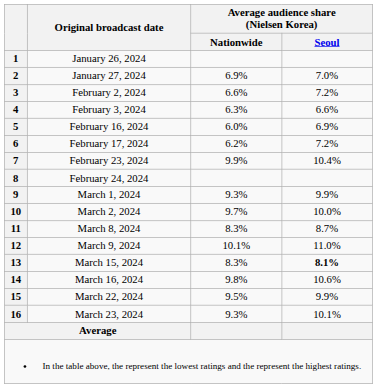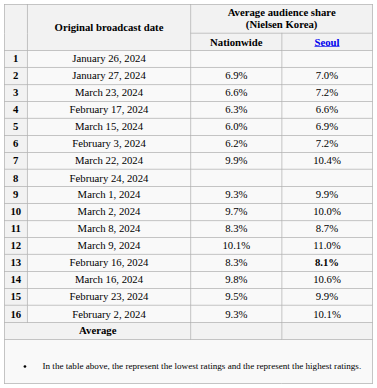(109, 93) February 2, 2024 -> (109, 93) March 23, 2024
(109, 110) February 3, 2024 -> (109, 110) February 17, 2024
(109, 127) February 16, 2024 -> (109, 127) March 15, 2024
(109, 144) February 17, 2024 -> (109, 144) February 3, 2024
(109, 161) February 23, 2024 -> (109, 161) March 22, 2024
(109, 263) March 15, 2024 -> (109, 263) February 16, 2024
(109, 297) March 22, 2024 -> (109, 297) February 23, 2024
(109, 314) March 23, 2024 -> (109, 314) February 2, 2024
